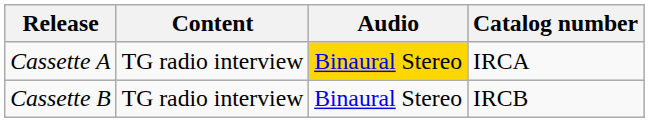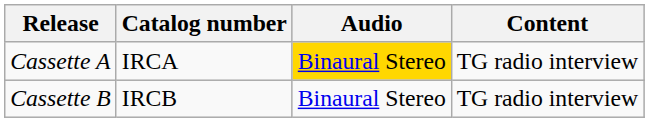columns swapped: (556, 23) <-> (212, 23)
